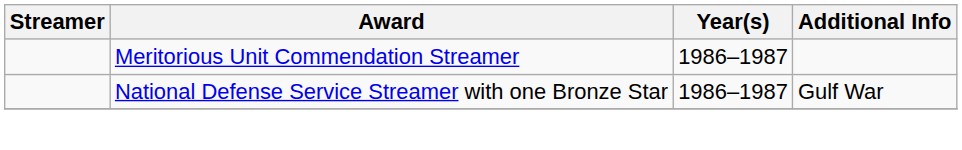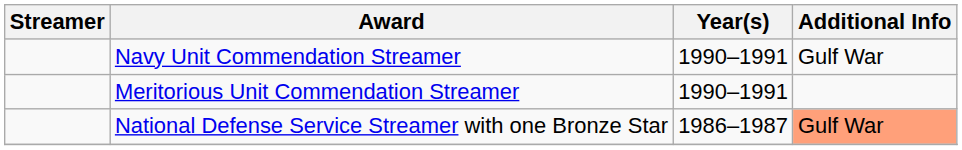+ row: (288, 56)
(733, 56) 1986–1987 -> (733, 91) 1990–1991
(841, 91) no background -> (841, 126) lightsalmon background
